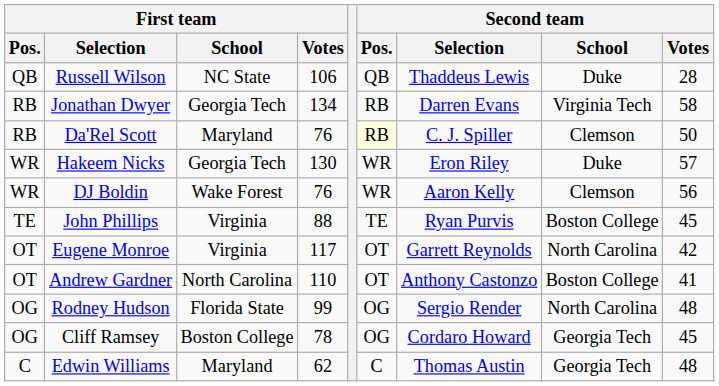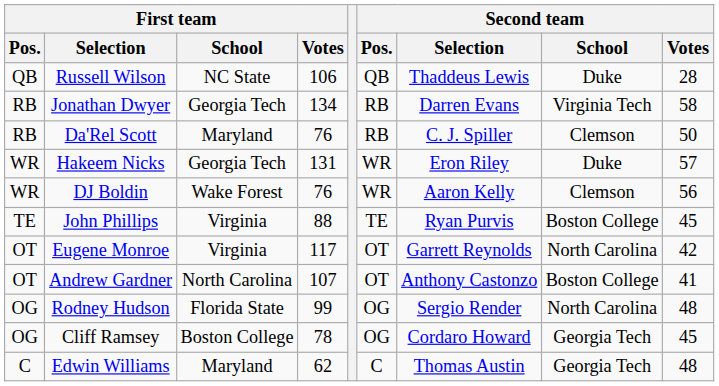(377, 134) lightyellow background -> (377, 134) no background
(323, 163) 130 -> (323, 163) 131
(323, 279) 110 -> (323, 279) 107
